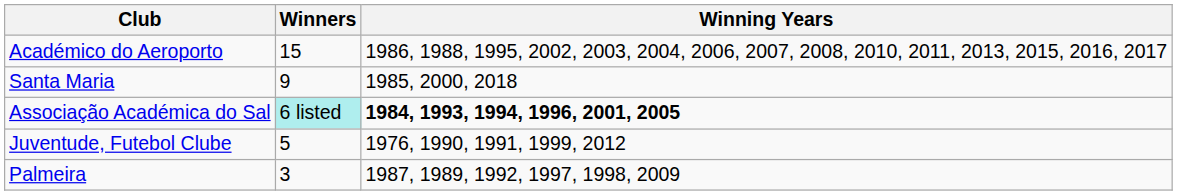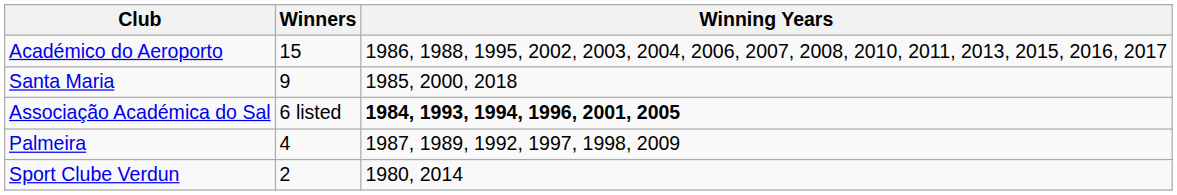(311, 112) paleturquoise background -> (311, 112) no background
- row: (120, 143)
(285, 174) 3 -> (285, 143) 4
+ row: (94, 174)
